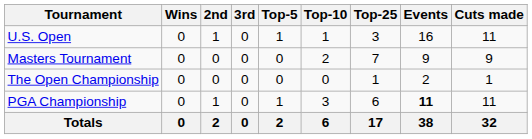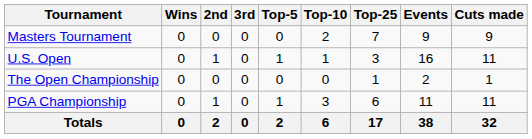rows swapped: (69, 58) <-> (39, 36)
(426, 101) bold -> (426, 101) normal
